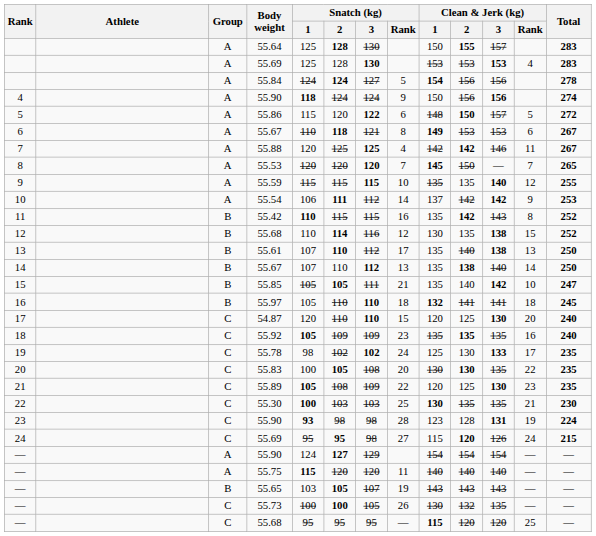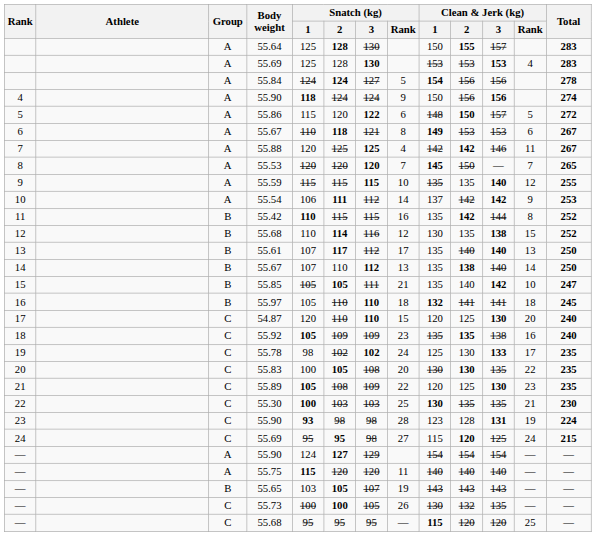(498, 217) 143 -> (498, 217) 144
(340, 251) 110 -> (340, 251) 117
(498, 251) 138 -> (498, 251) 140
(498, 336) 135 -> (498, 336) 138
(498, 438) 126 -> (498, 438) 125
